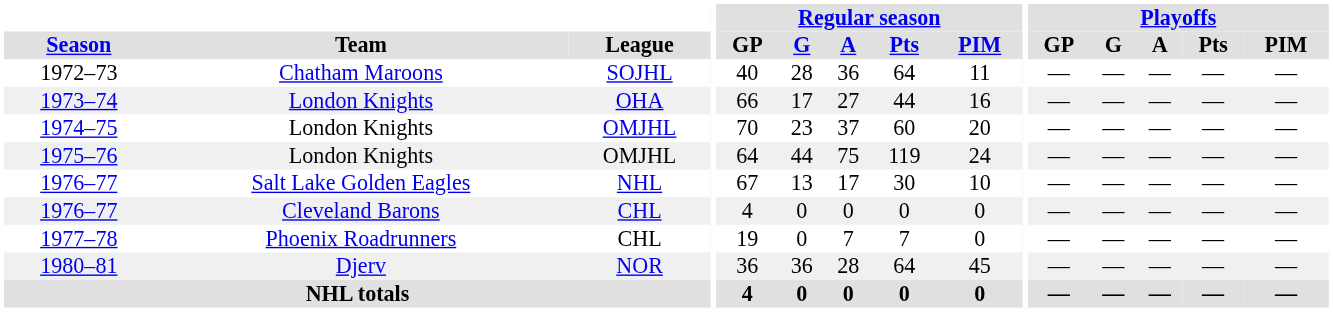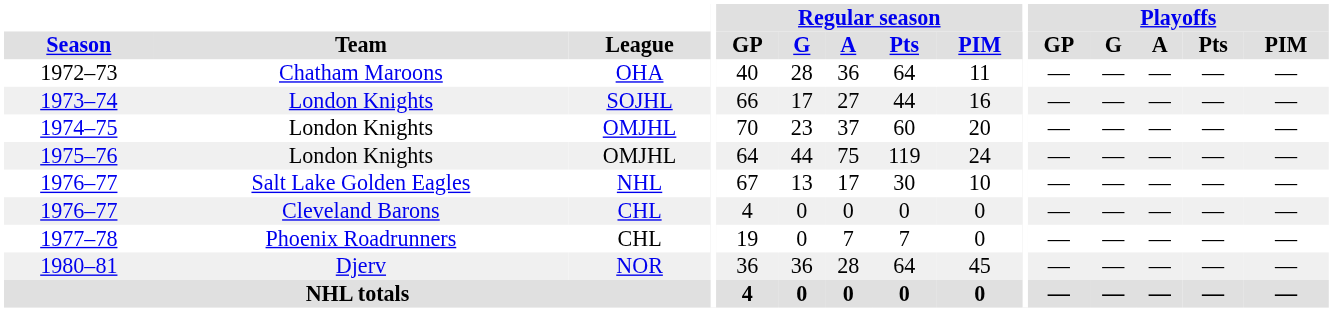(640, 72) SOJHL -> (640, 72) OHA
(640, 100) OHA -> (640, 100) SOJHL
